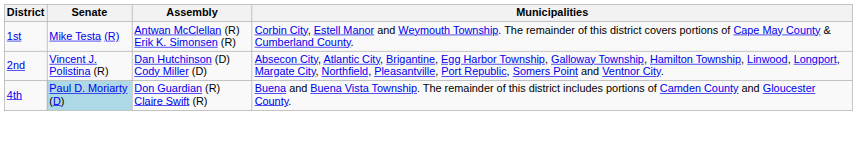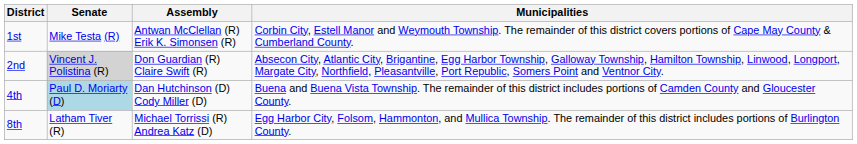(79, 65) no background -> (79, 65) lightgrey background
(182, 65) Dan Hutchinson (D) Cody Miller (D) -> (177, 65) Don Guardian (R) Claire Swift (R)
(177, 95) Don Guardian (R) Claire Swift (R) -> (182, 95) Dan Hutchinson (D) Cody Miller (D)
+ row: (14, 124)
